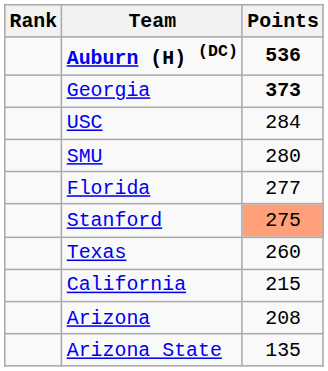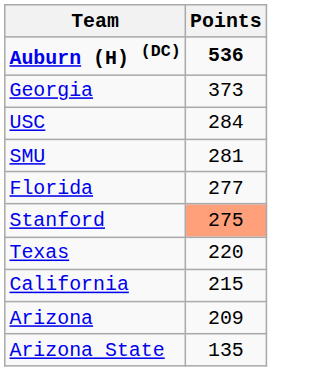- column: (33, 21)
(283, 91) bold -> (226, 91) normal
(283, 156) 280 -> (226, 156) 281
(283, 253) 260 -> (226, 253) 220
(283, 318) 208 -> (226, 318) 209
